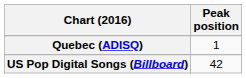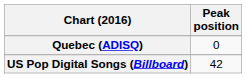(216, 45) 1 -> (216, 45) 0
